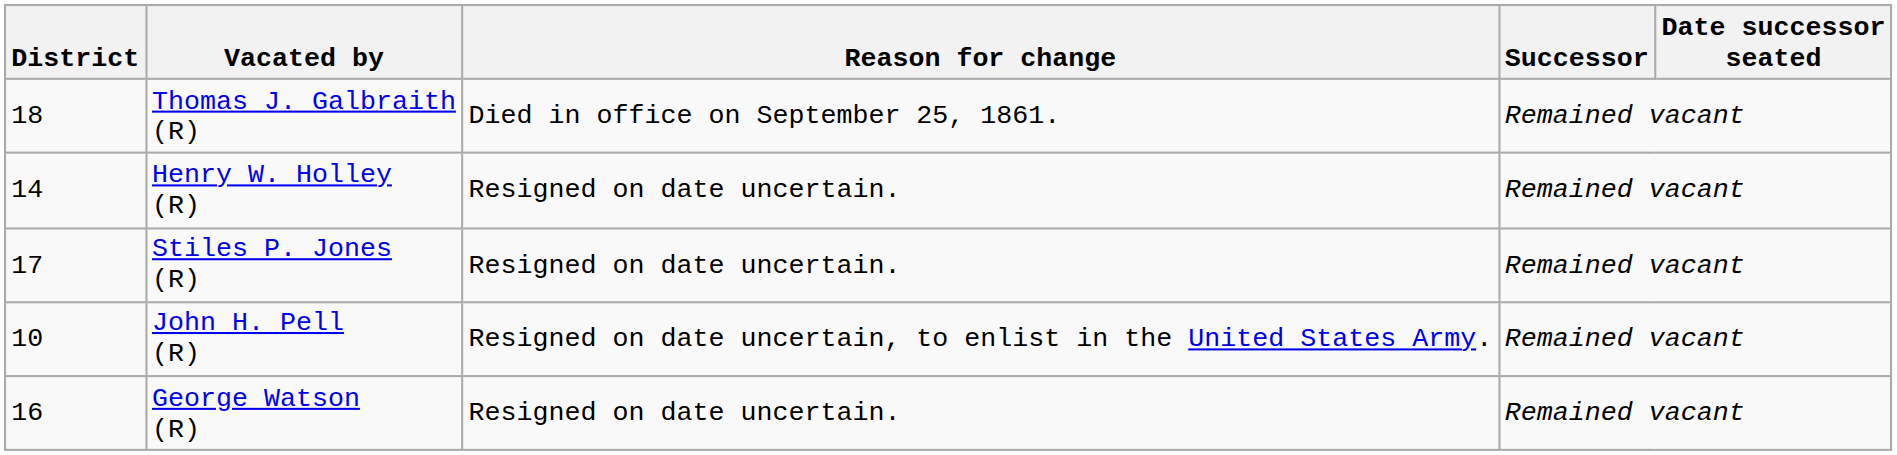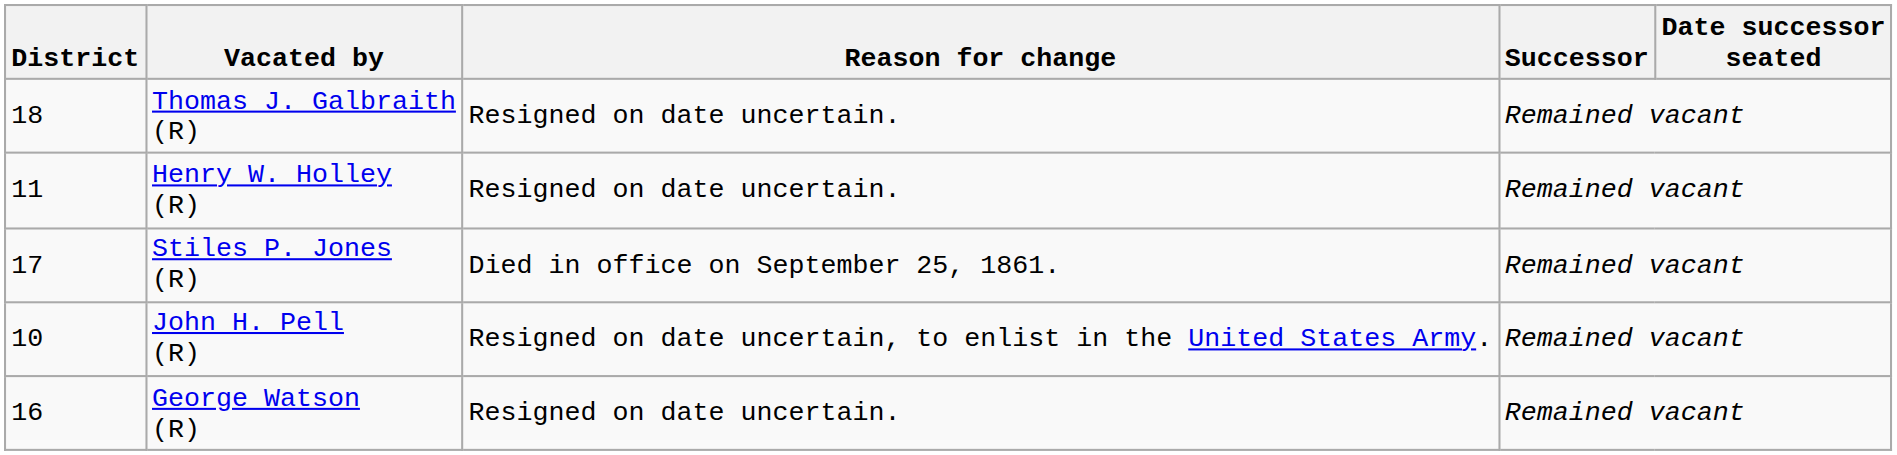(764, 116) Died in office on September 25, 1861. -> (684, 116) Resigned on date uncertain.
(27, 190) 14 -> (27, 190) 11
(684, 265) Resigned on date uncertain. -> (764, 265) Died in office on September 25, 1861.
